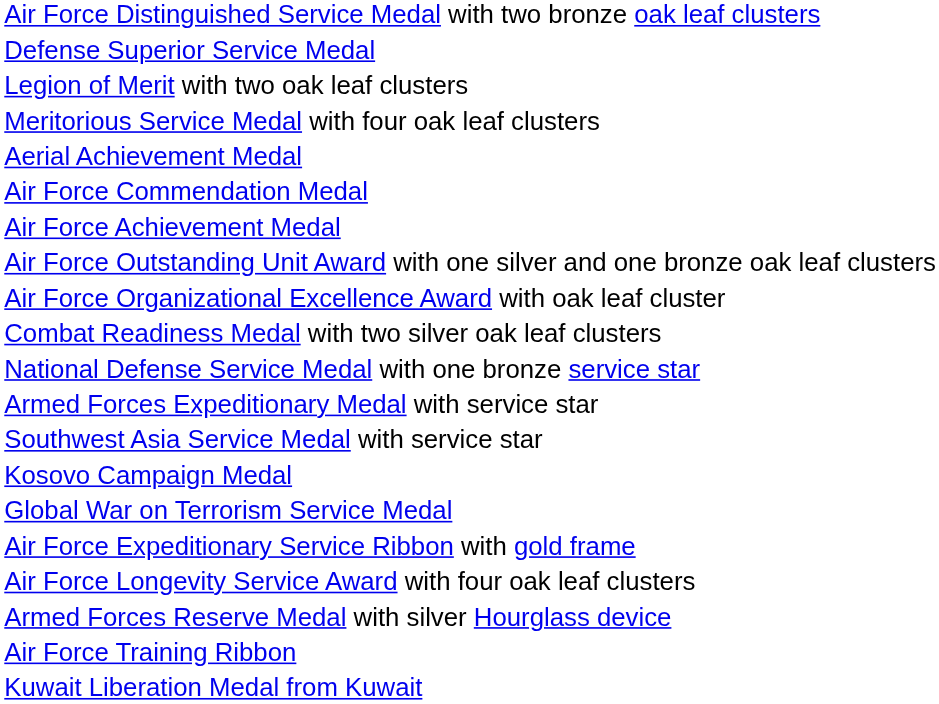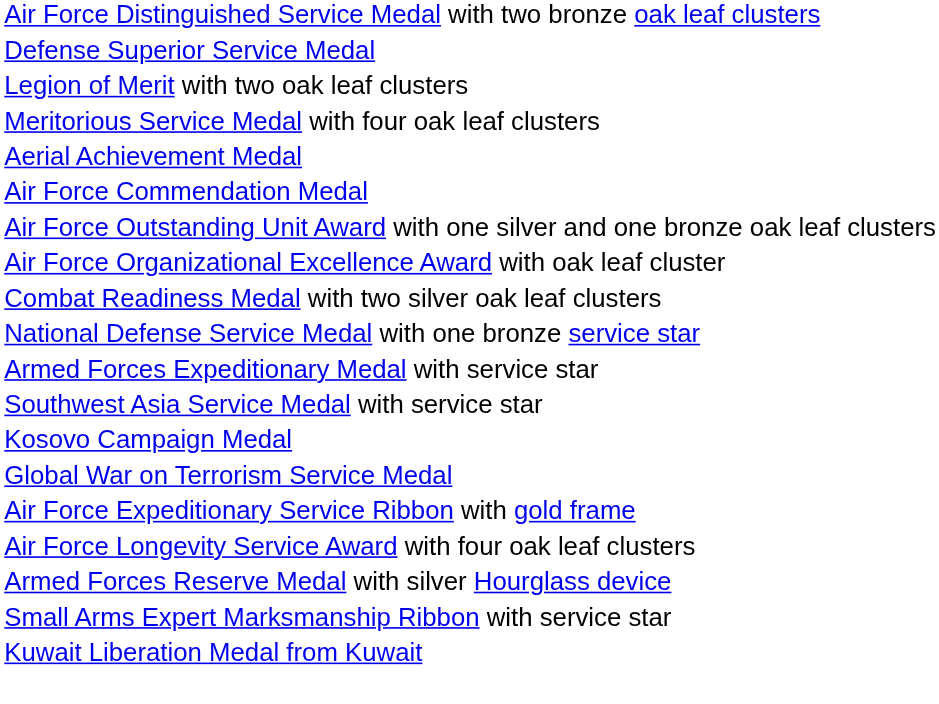- row: (173, 227)
+ row: (338, 617)
- row: (150, 652)
